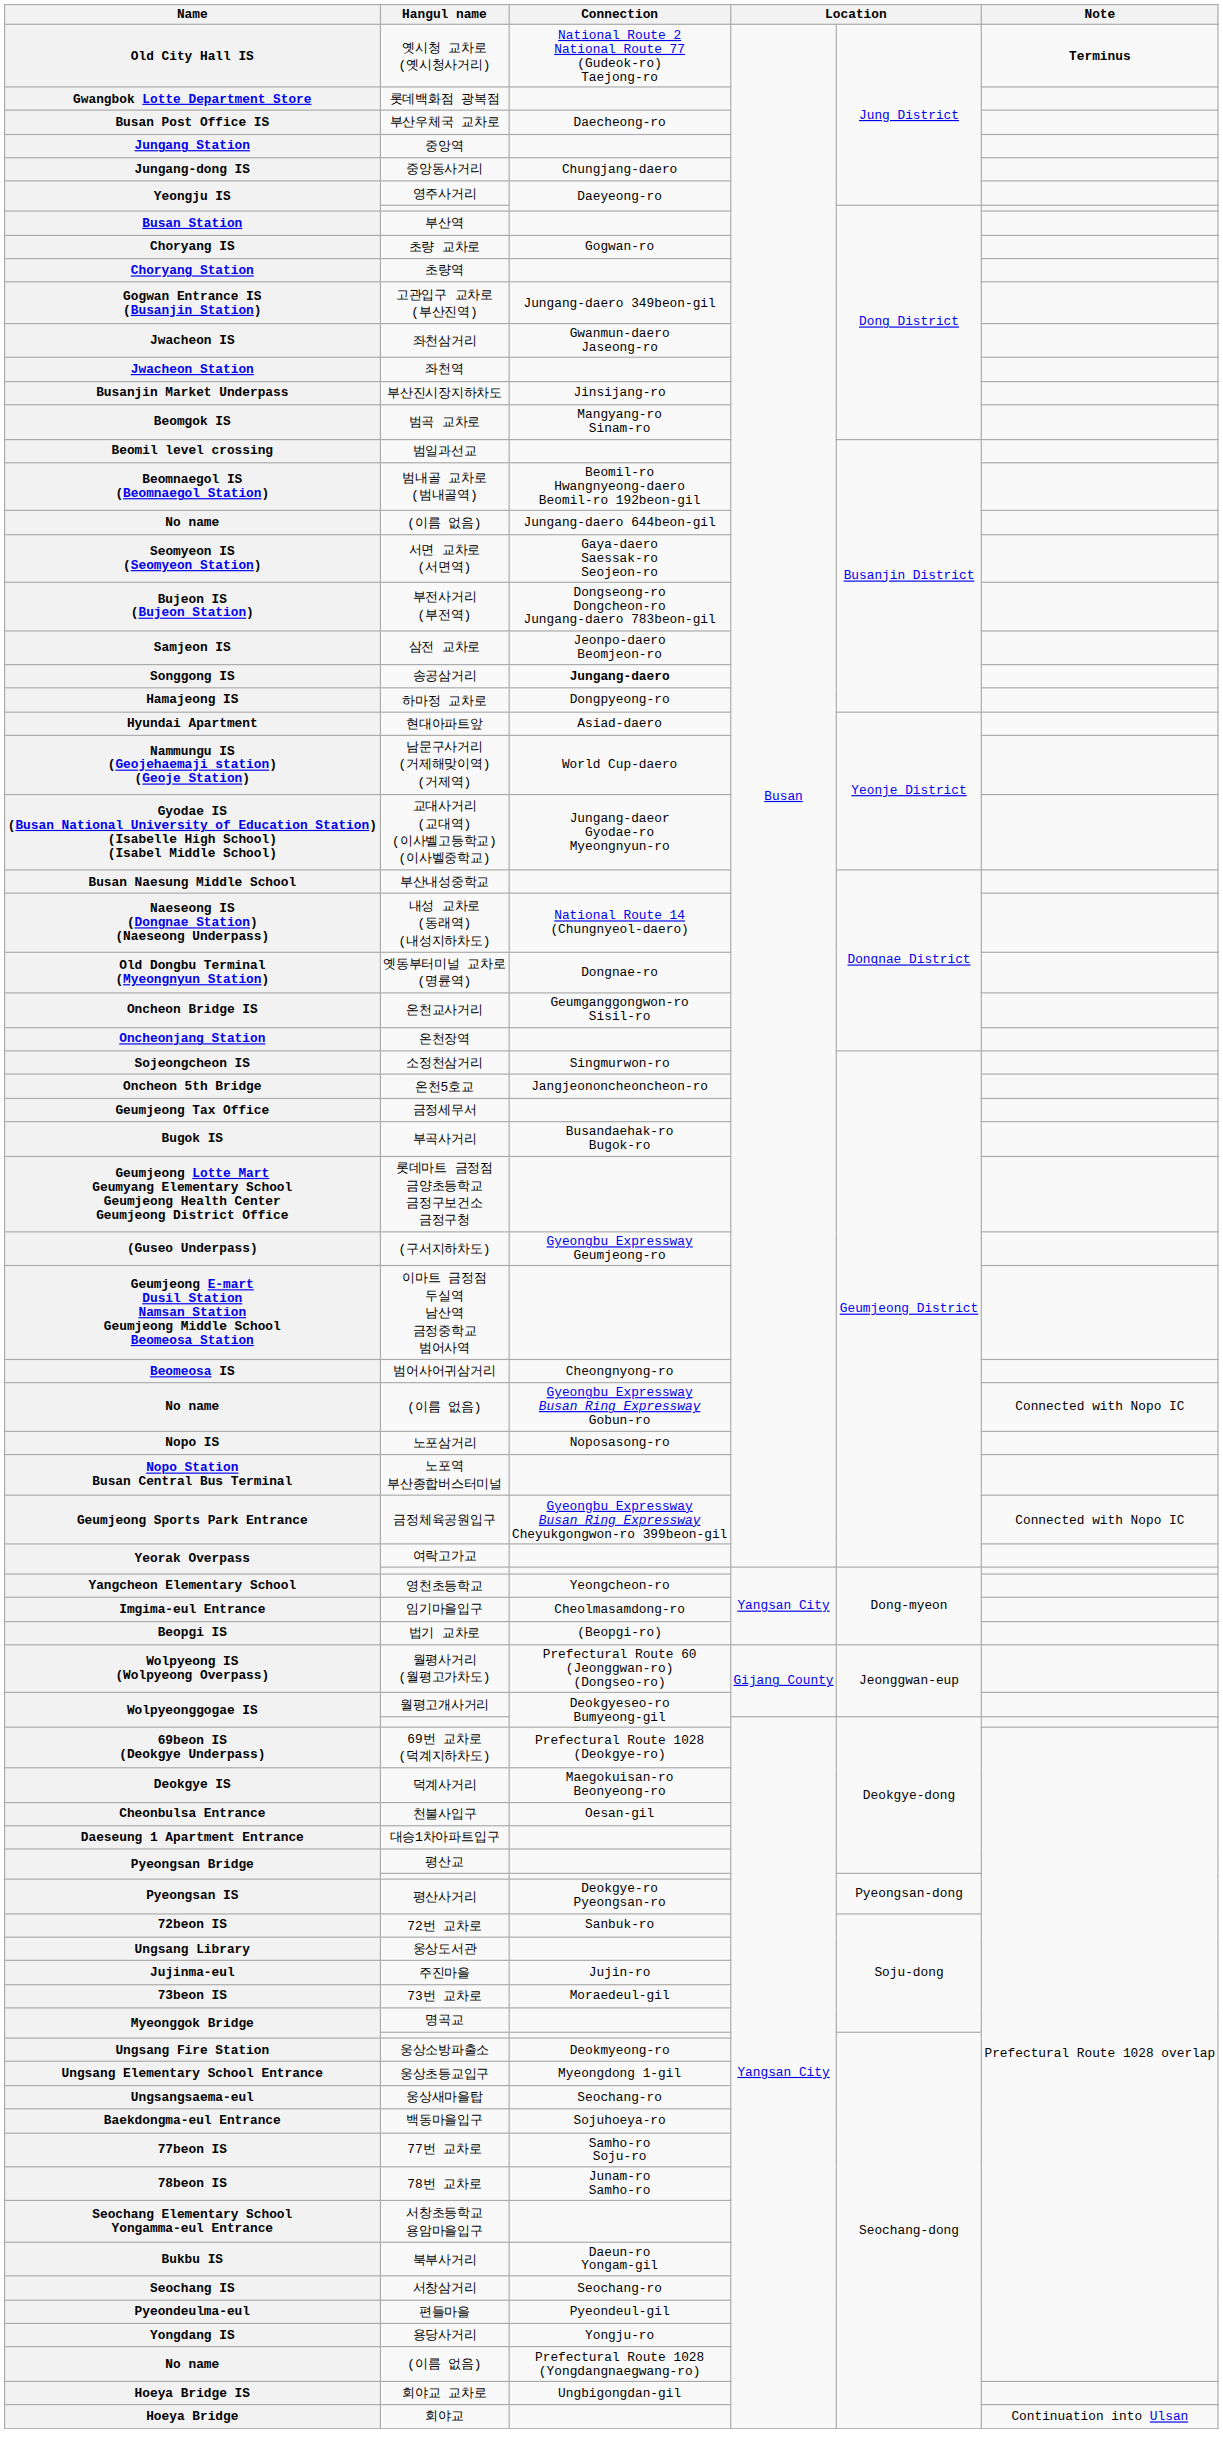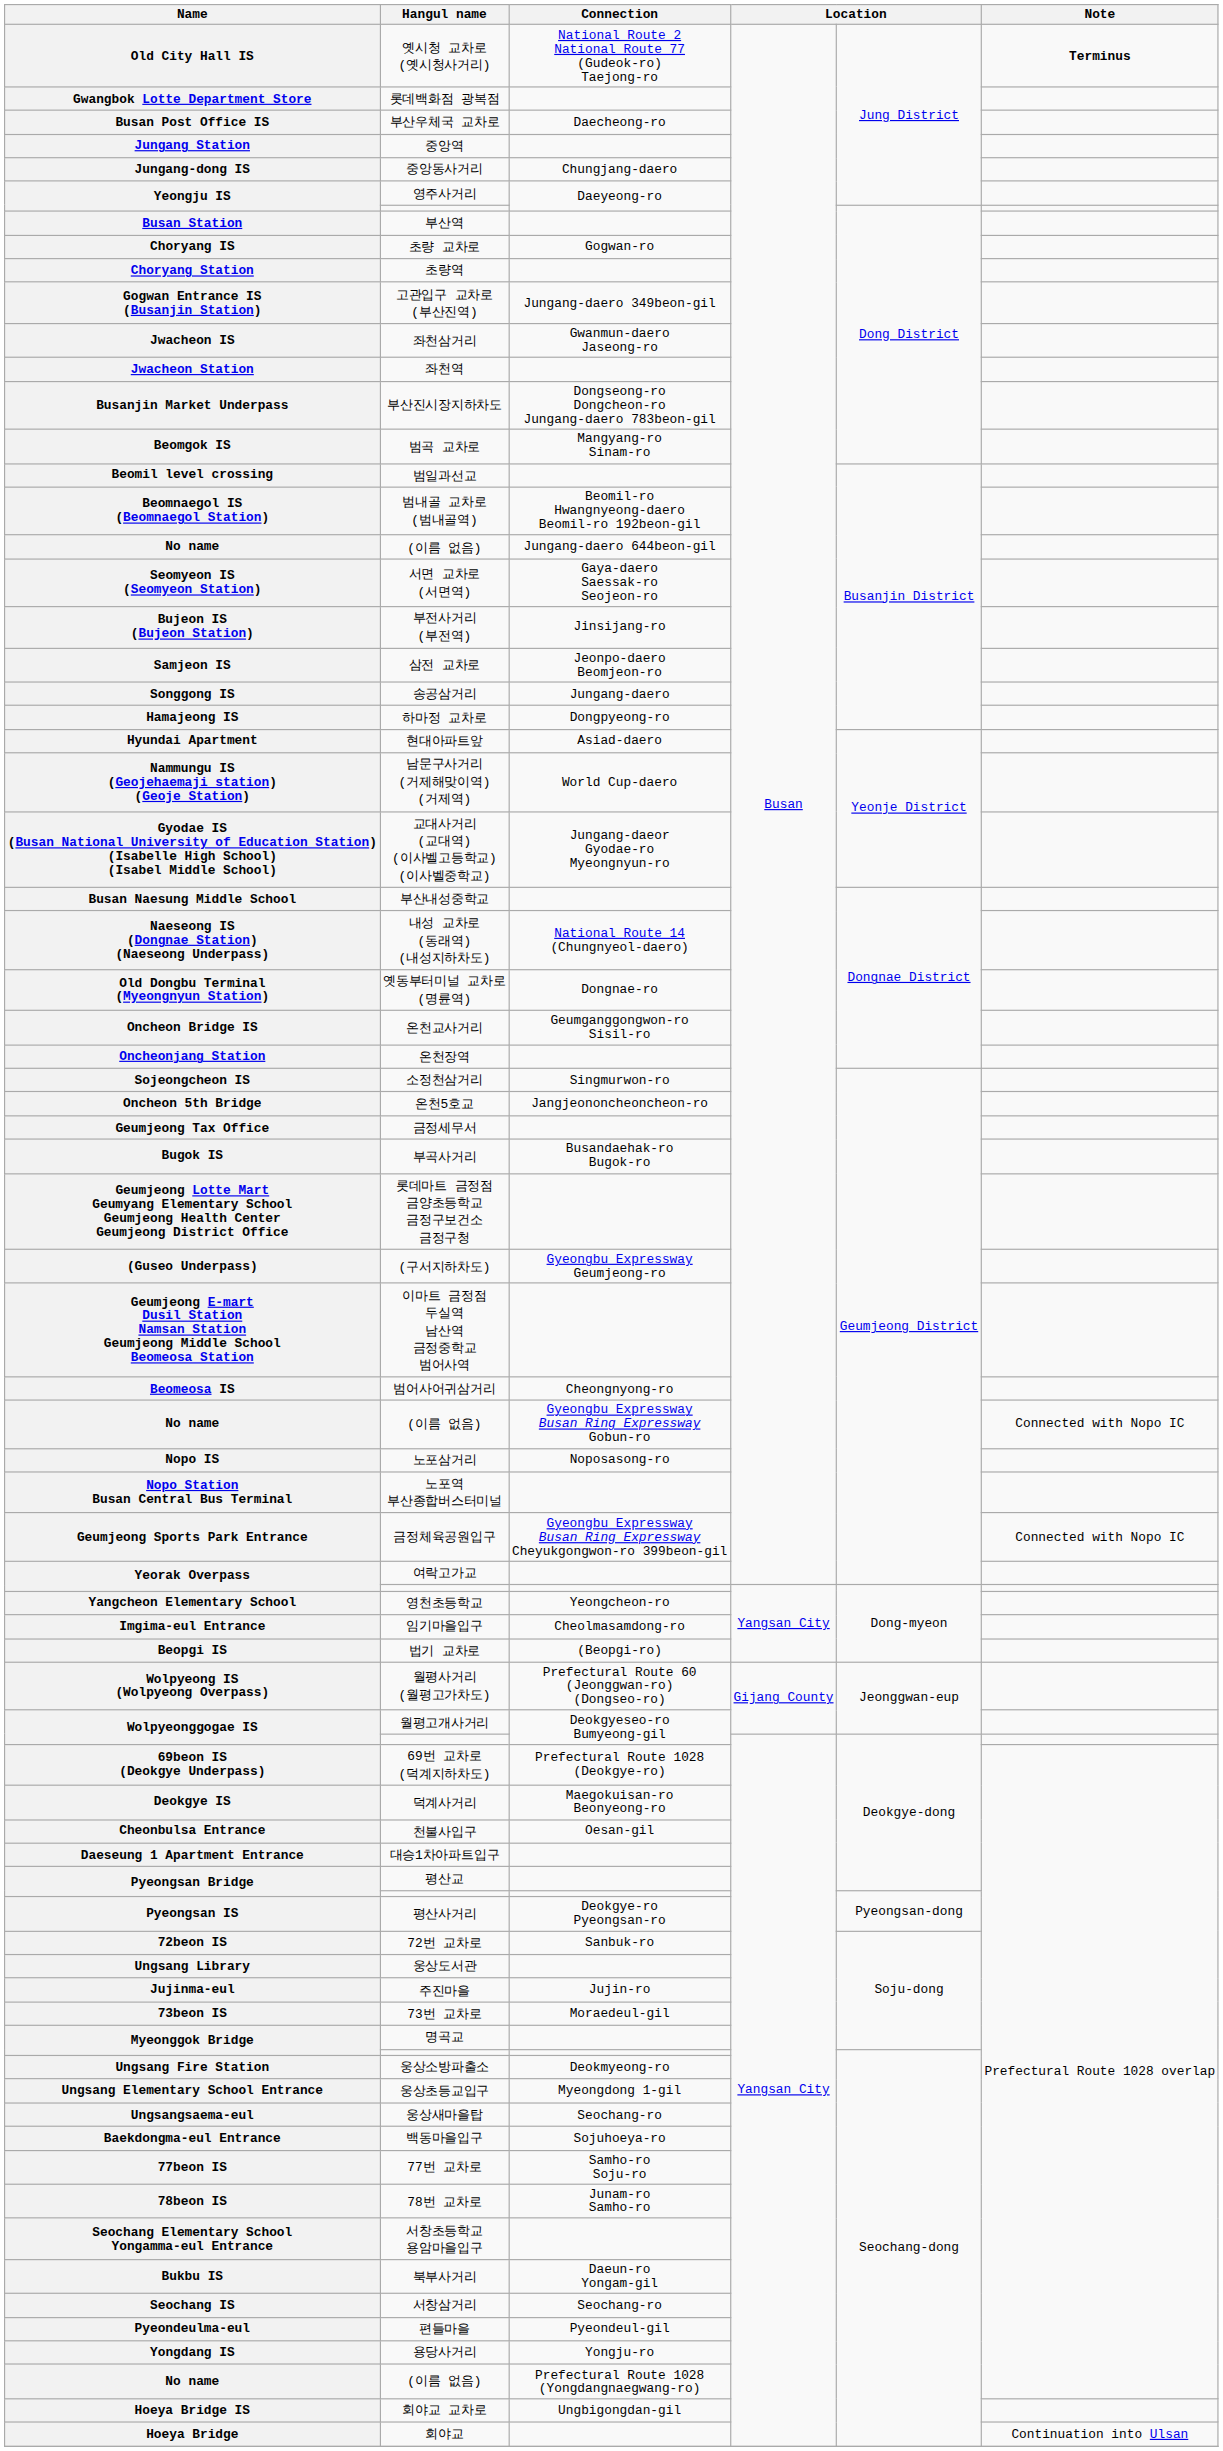(620, 393) Jinsijang-ro -> (620, 405) Dongseong-ro Dongcheon-ro Jungang-daero 783beon-gil
(620, 606) Dongseong-ro Dongcheon-ro Jungang-daero 783beon-gil -> (620, 627) Jinsijang-ro
(620, 676) bold -> (620, 694) normal
